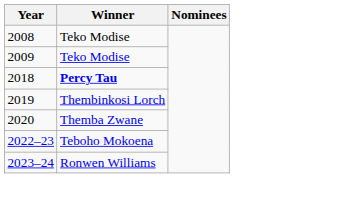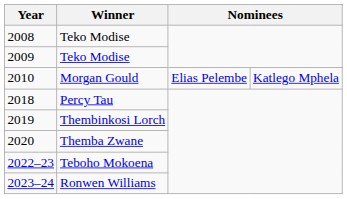+ row: (21, 78)
(89, 78) bold -> (87, 99) normal
